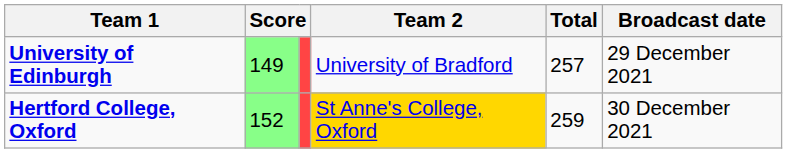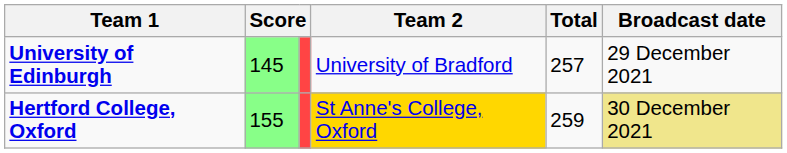(267, 64) 149 -> (267, 64) 145
(267, 120) 152 -> (267, 120) 155
(669, 120) no background -> (669, 120) khaki background
